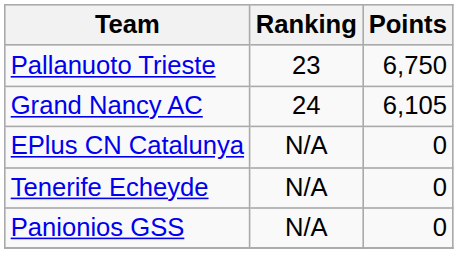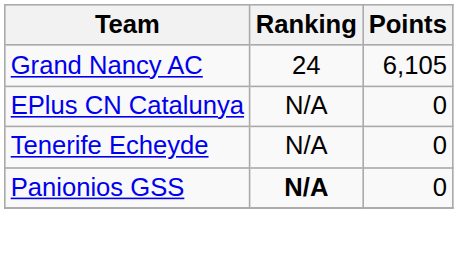- row: (113, 65)
(306, 227) normal -> (306, 187) bold
